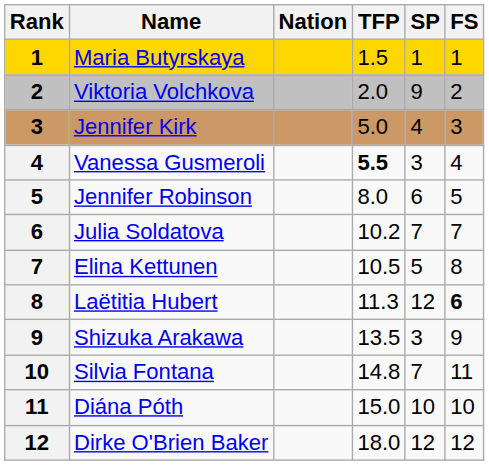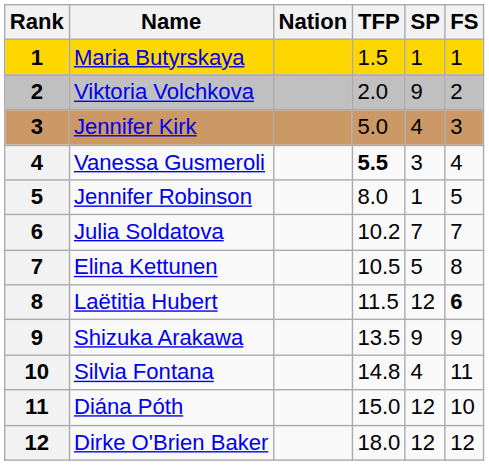(417, 197) 6 -> (417, 197) 1
(378, 302) 11.3 -> (378, 302) 11.5
(417, 337) 3 -> (417, 337) 9
(417, 372) 7 -> (417, 372) 4
(423, 407) 10 -> (423, 407) 12
